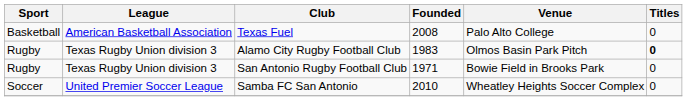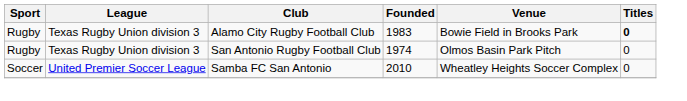- row: (265, 31)
(527, 50) Olmos Basin Park Pitch -> (509, 31) Bowie Field in Brooks Park
(425, 68) 1971 -> (399, 50) 1974
(535, 68) Bowie Field in Brooks Park -> (500, 50) Olmos Basin Park Pitch
